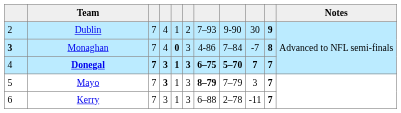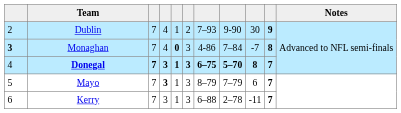(255, 65) 7 -> (255, 65) 8
(207, 82) bold -> (207, 82) normal
(255, 82) 3 -> (255, 82) 6
